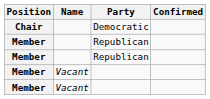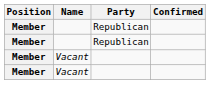- row: (29, 27)
